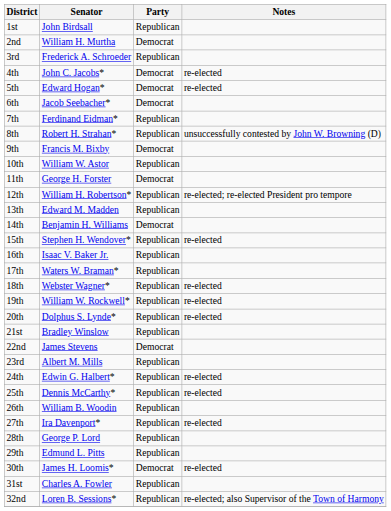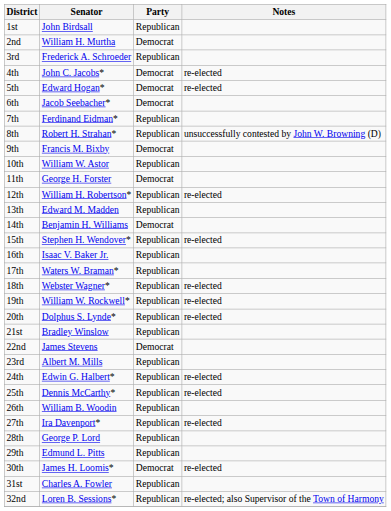(268, 194) re-elected; re-elected President pro tempore -> (203, 194) re-elected
